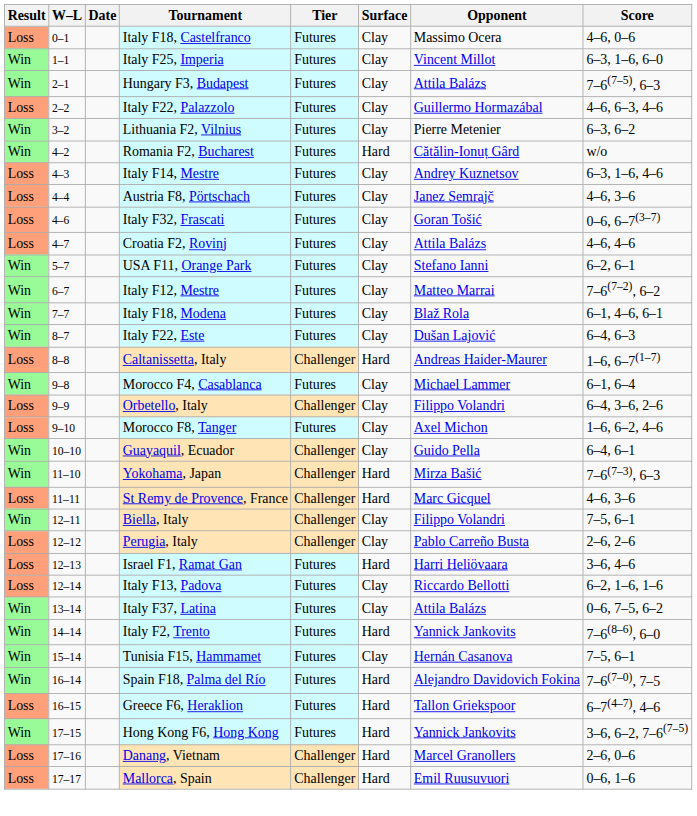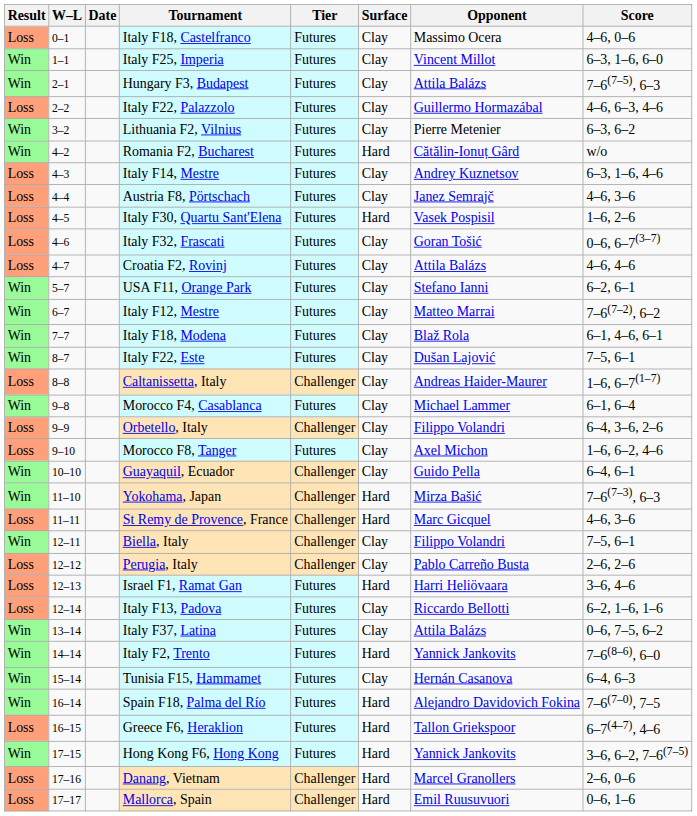+ row: (202, 217)
(611, 335) 6–4, 6–3 -> (611, 357) 7–5, 6–1
(376, 359) Hard -> (375, 381) Clay
(611, 656) 7–5, 6–1 -> (611, 678) 6–4, 6–3
